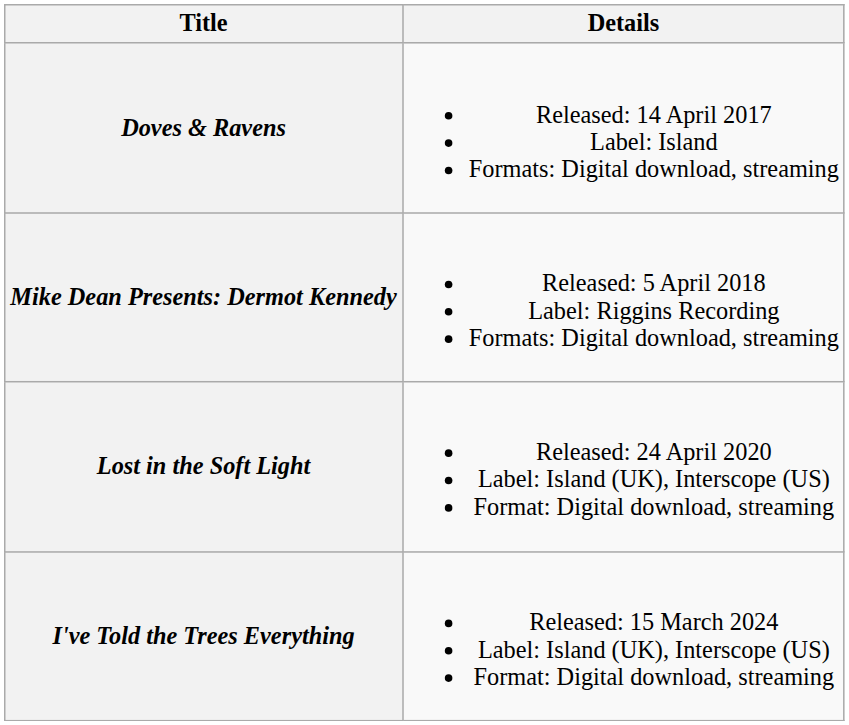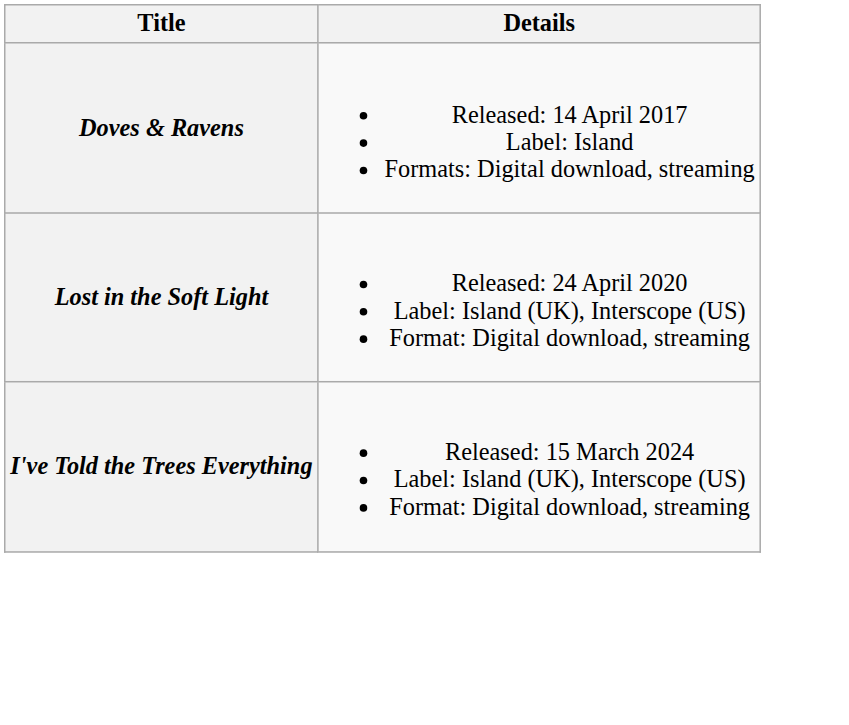- row: (204, 297)
